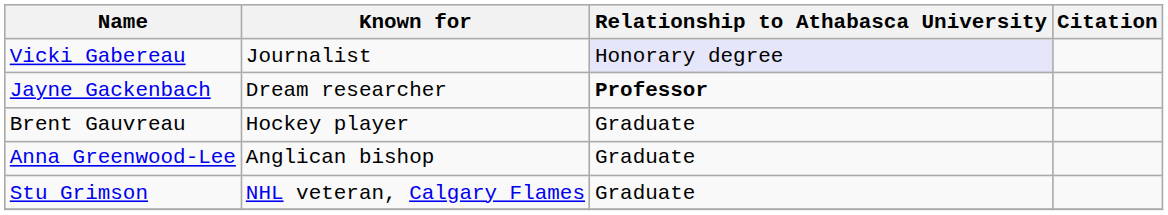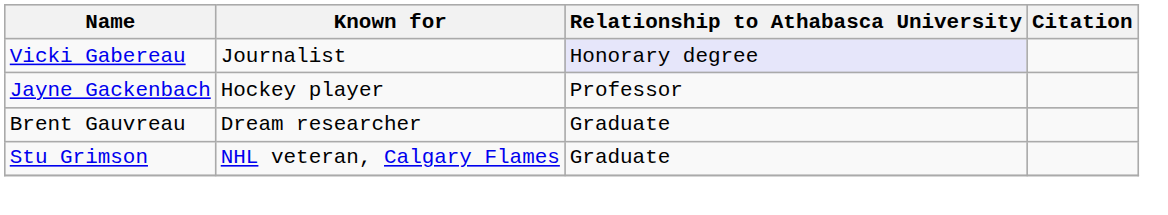(346, 90) Dream researcher -> (302, 90) Hockey player
(651, 90) bold -> (626, 90) normal
(327, 124) Hockey player -> (321, 124) Dream researcher
- row: (123, 158)
